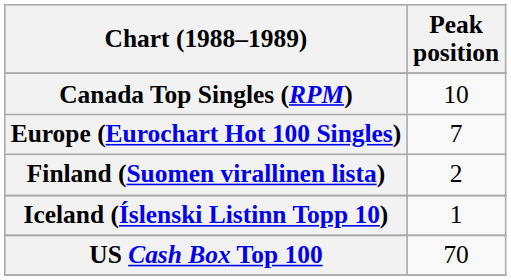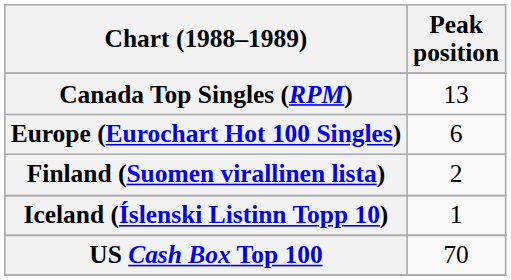(456, 93) 10 -> (456, 93) 13
(456, 133) 7 -> (456, 133) 6
